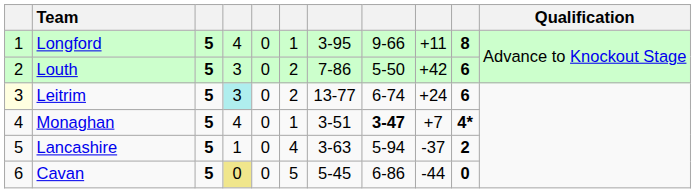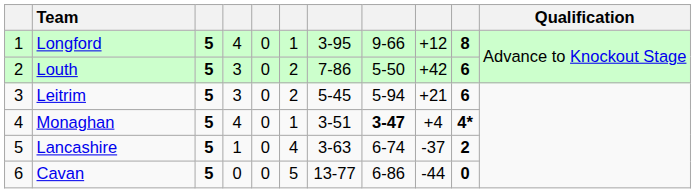(433, 43) +11 -> (433, 43) +12
(19, 95) lightyellow background -> (19, 95) no background
(237, 95) paleturquoise background -> (237, 95) no background
(335, 95) 13-77 -> (335, 95) 5-45
(389, 95) 6-74 -> (389, 95) 5-94
(433, 95) +24 -> (433, 95) +21
(433, 122) +7 -> (433, 122) +4
(389, 148) 5-94 -> (389, 148) 6-74
(237, 174) khaki background -> (237, 174) no background
(335, 174) 5-45 -> (335, 174) 13-77
